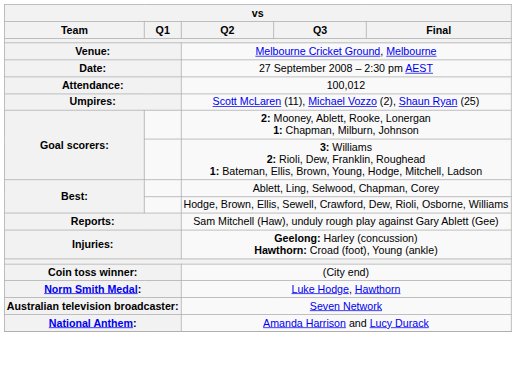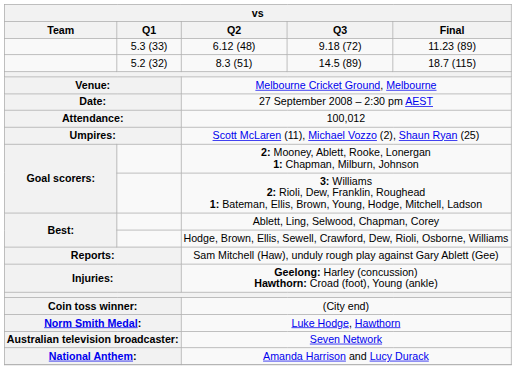+ row: (234, 47)
+ row: (234, 64)
